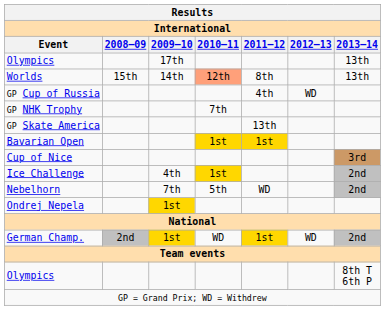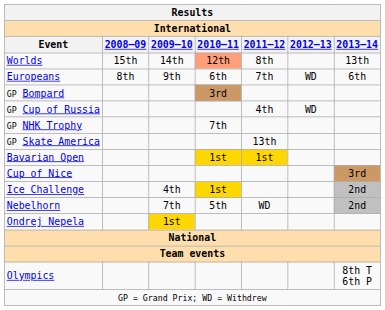- row: (31, 61)
+ row: (34, 77)
+ row: (35, 93)
- row: (45, 238)
